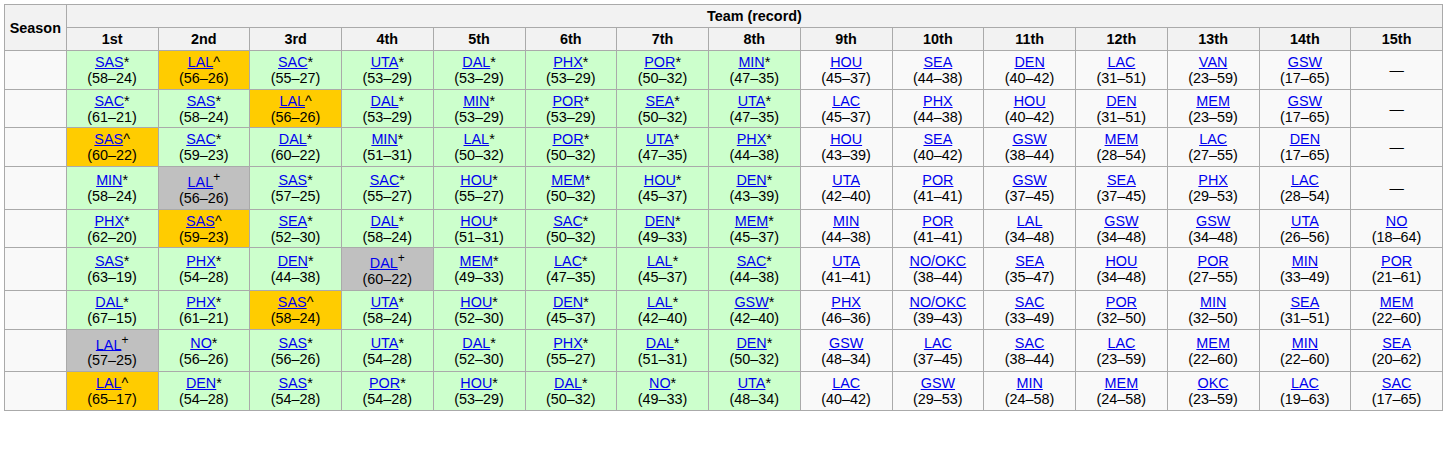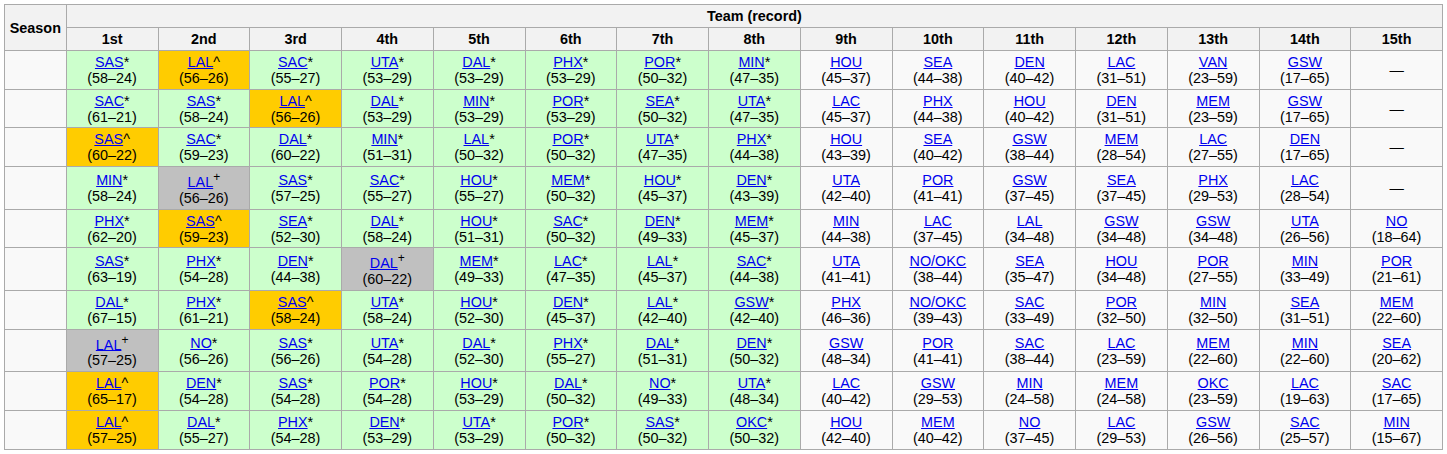(938, 229) POR (41–41) -> (938, 229) LAC (37–45)
(938, 350) LAC (37–45) -> (938, 350) POR (41–41)
+ row: (112, 430)
